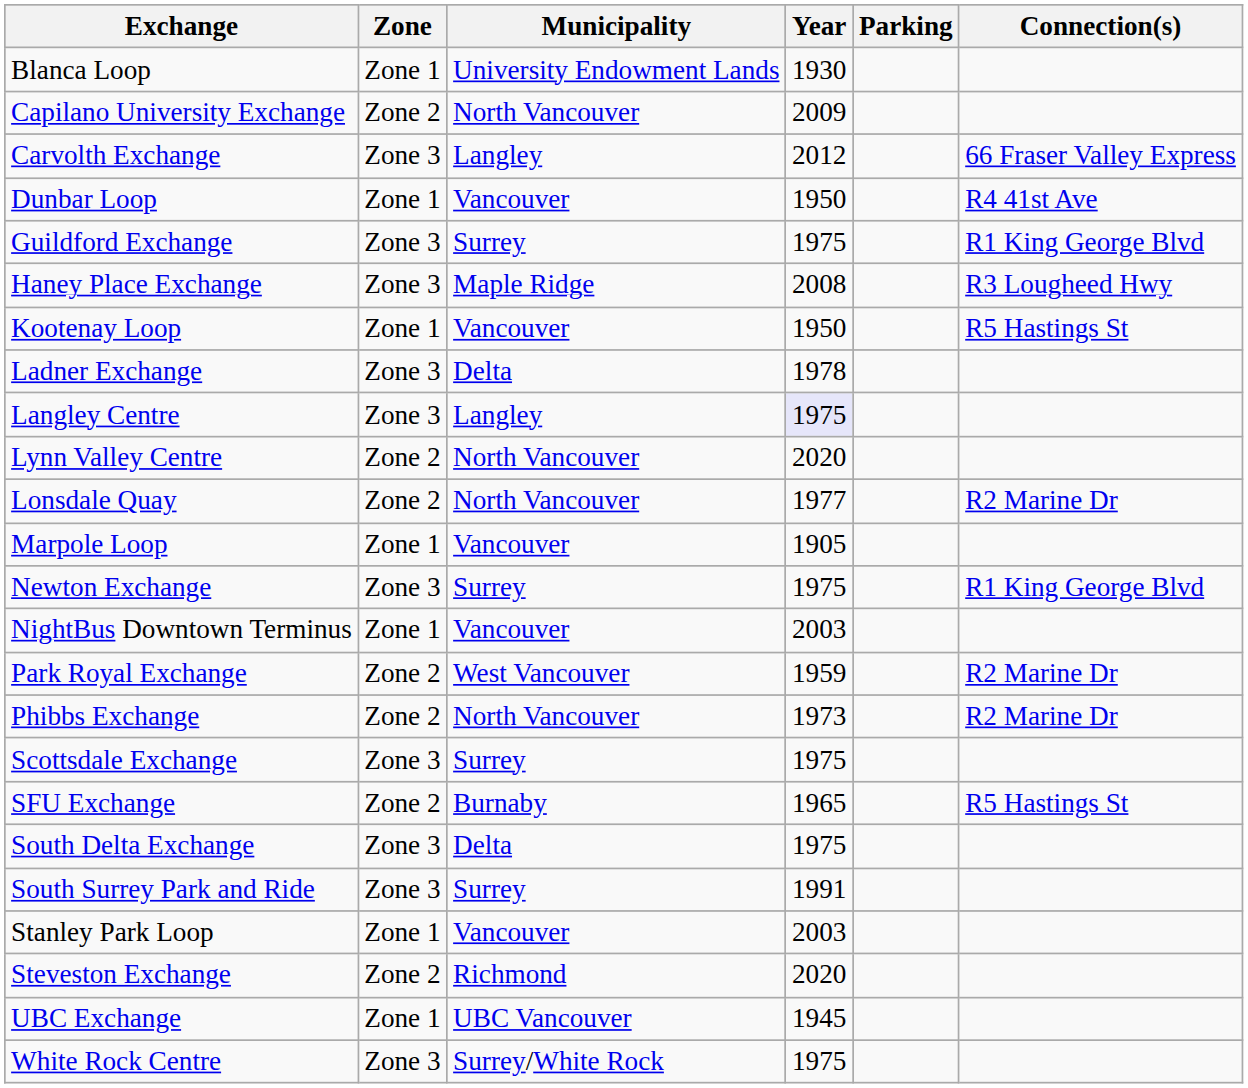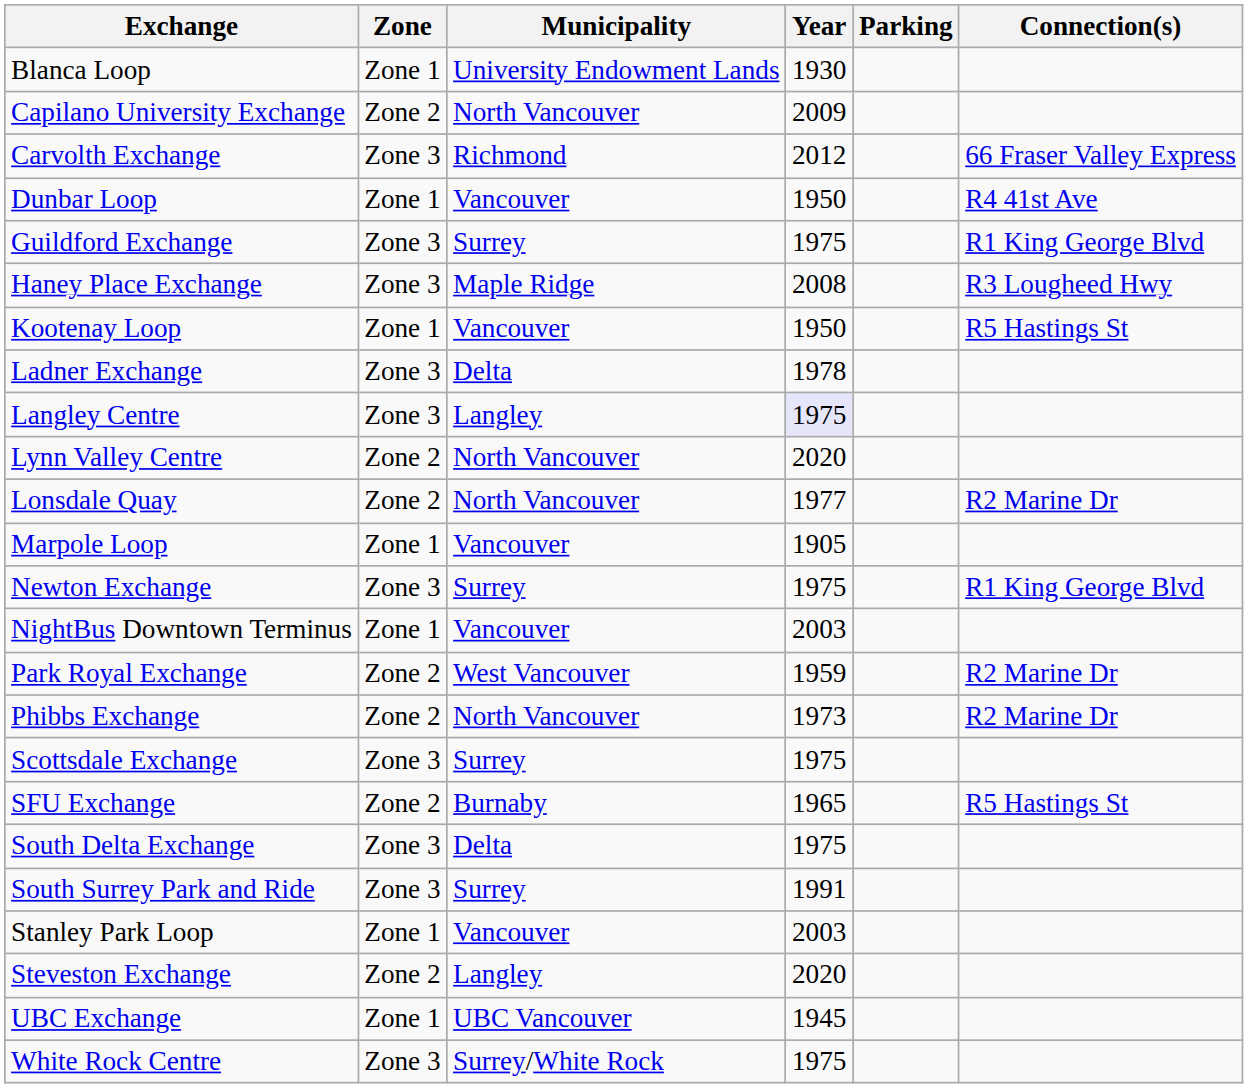(498, 155) Langley -> (510, 155) Richmond
(510, 975) Richmond -> (498, 975) Langley
